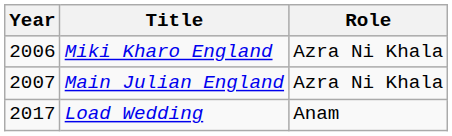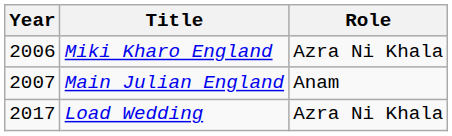(368, 83) Azra Ni Khala -> (316, 83) Anam
(316, 114) Anam -> (368, 114) Azra Ni Khala
